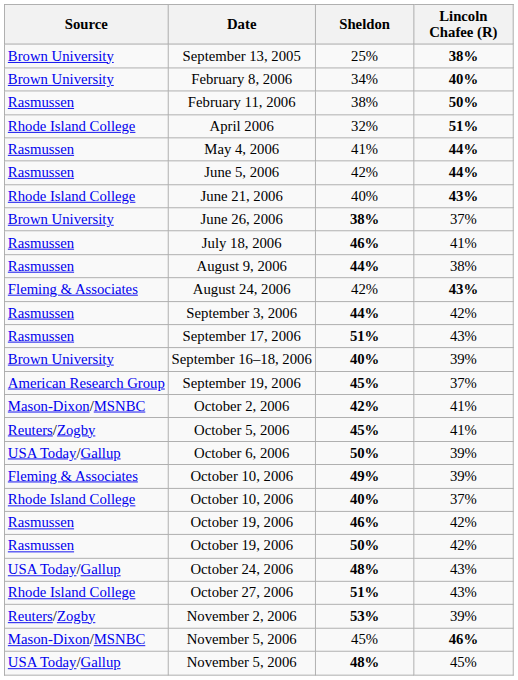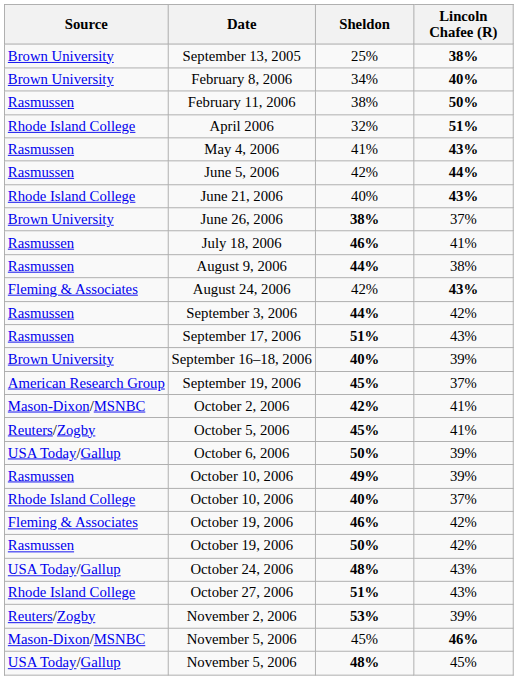(463, 149) 44% -> (463, 149) 43%
(73, 476) Fleming & Associates -> (41, 476) Rasmussen
(41, 522) Rasmussen -> (73, 522) Fleming & Associates
